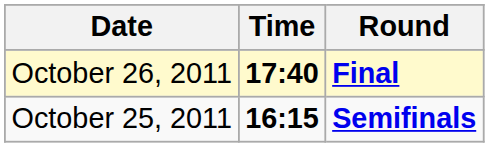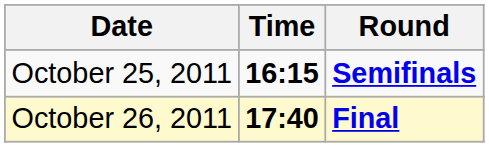rows swapped: (122, 118) <-> (122, 73)
